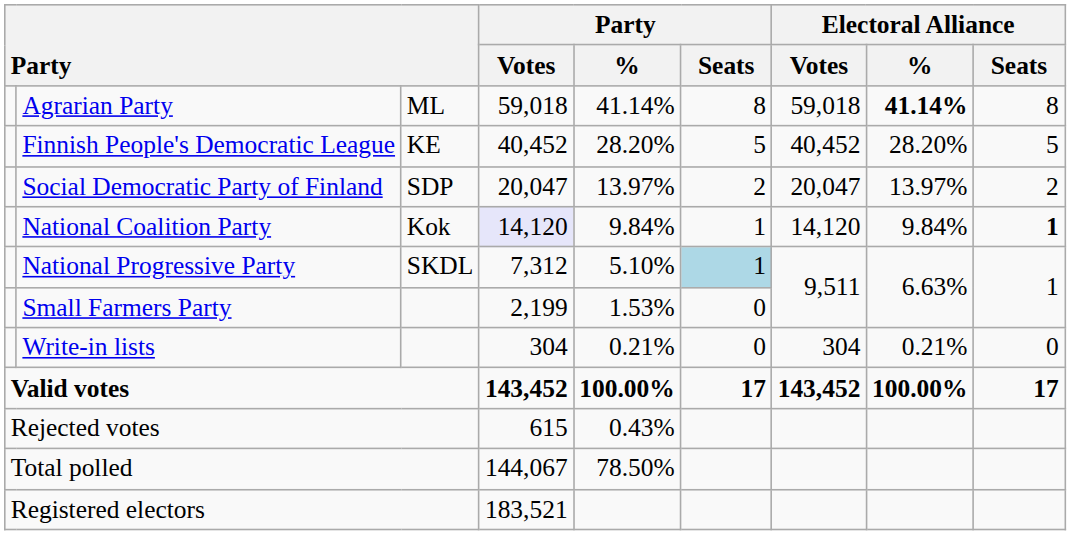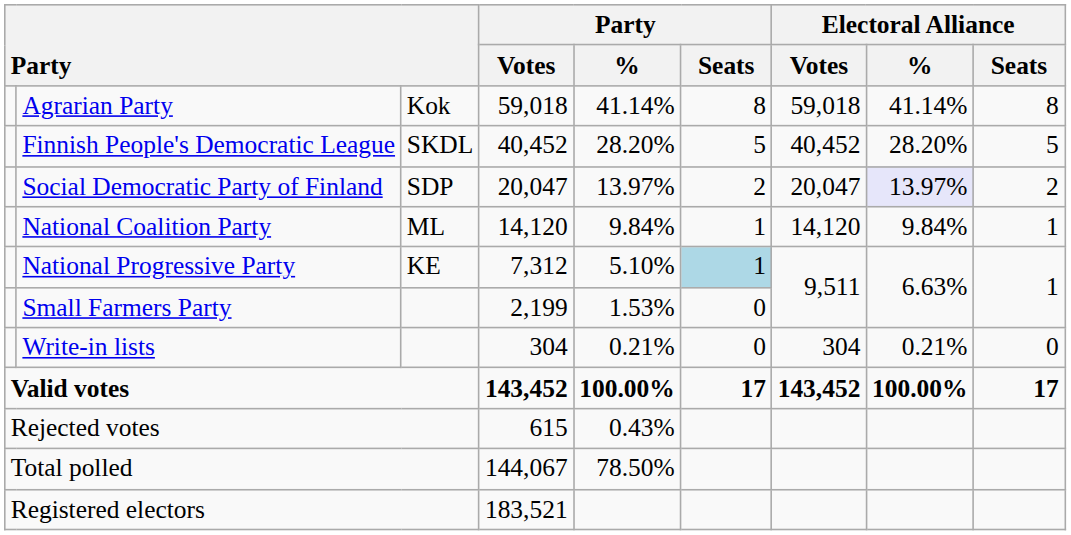(426, 105) ML -> (429, 105) Kok
(926, 105) bold -> (928, 105) normal
(424, 145) KE -> (440, 145) SKDL
(928, 186) no background -> (928, 186) lavender background
(429, 226) Kok -> (426, 226) ML
(533, 226) lavender background -> (533, 226) no background
(1052, 226) bold -> (1052, 226) normal
(440, 266) SKDL -> (424, 266) KE
